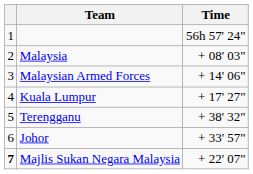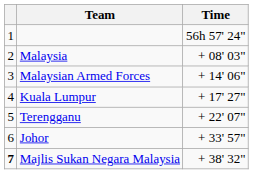(222, 117) + 38' 32" -> (222, 117) + 22' 07"
(222, 158) + 22' 07" -> (222, 158) + 38' 32"
